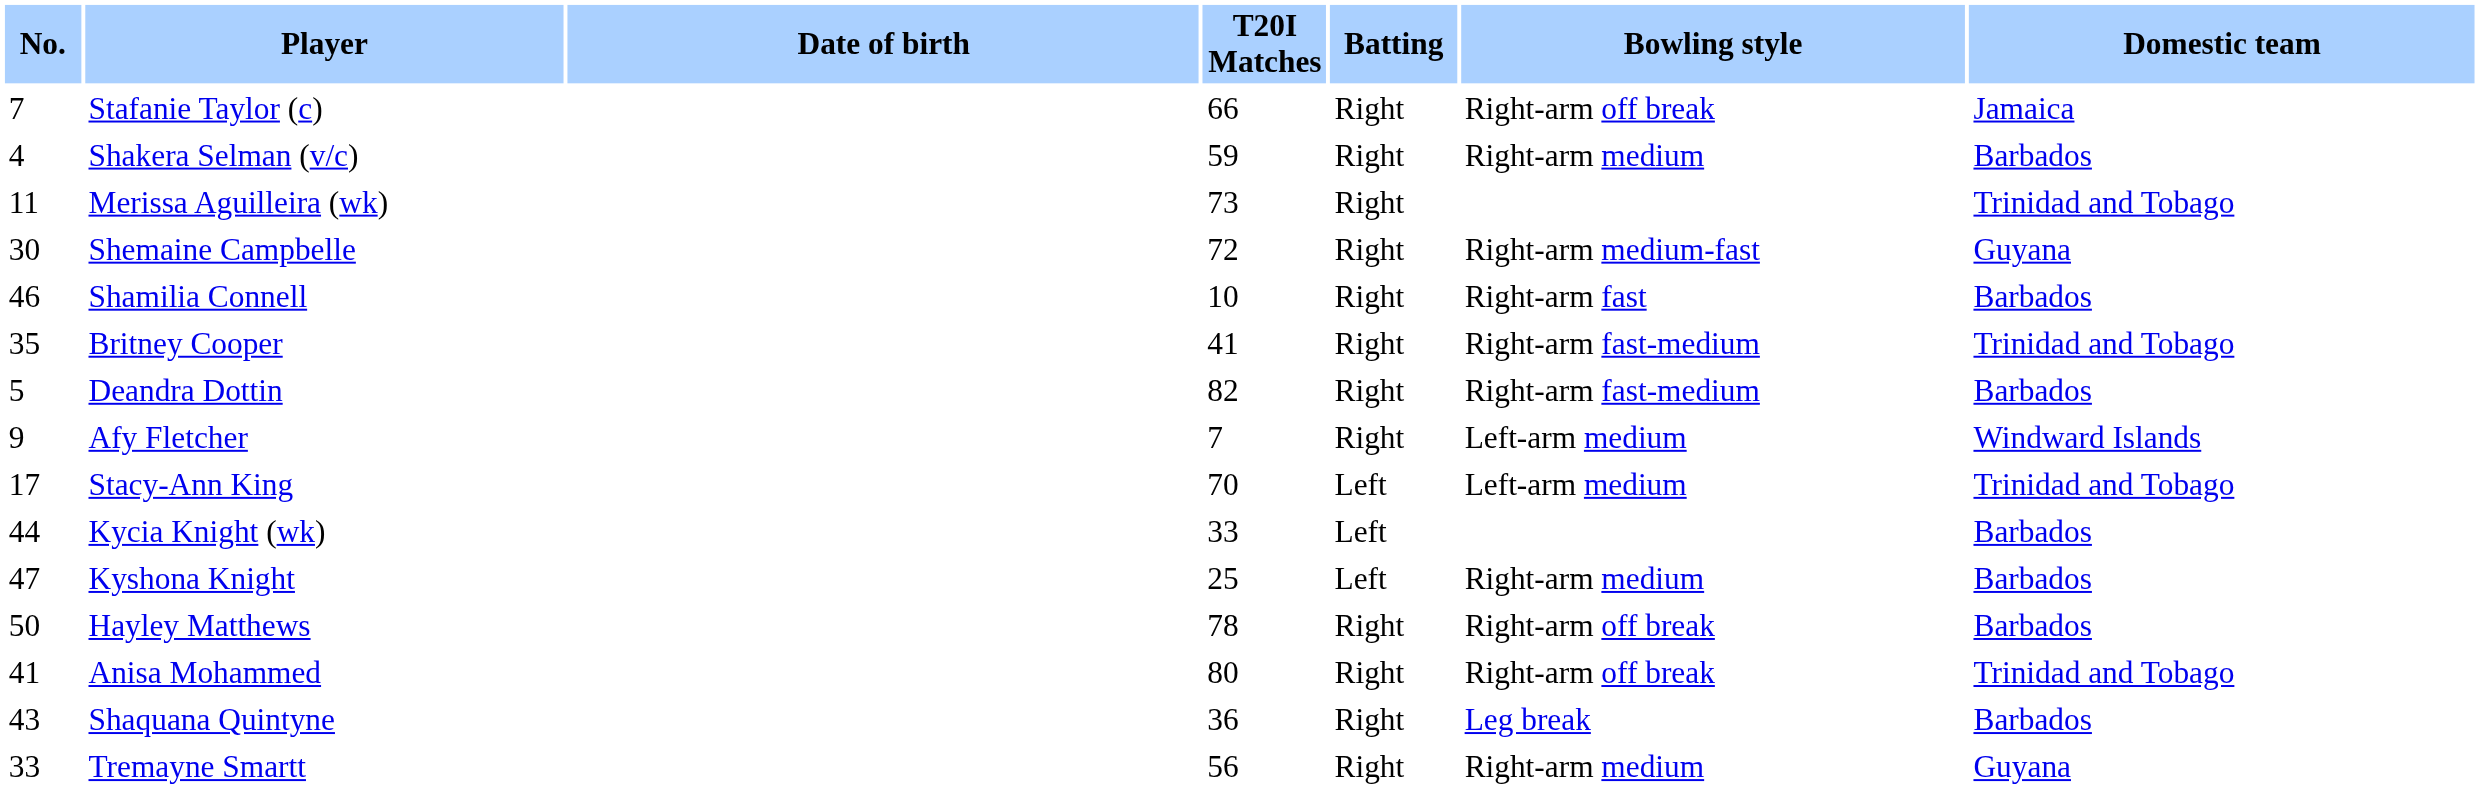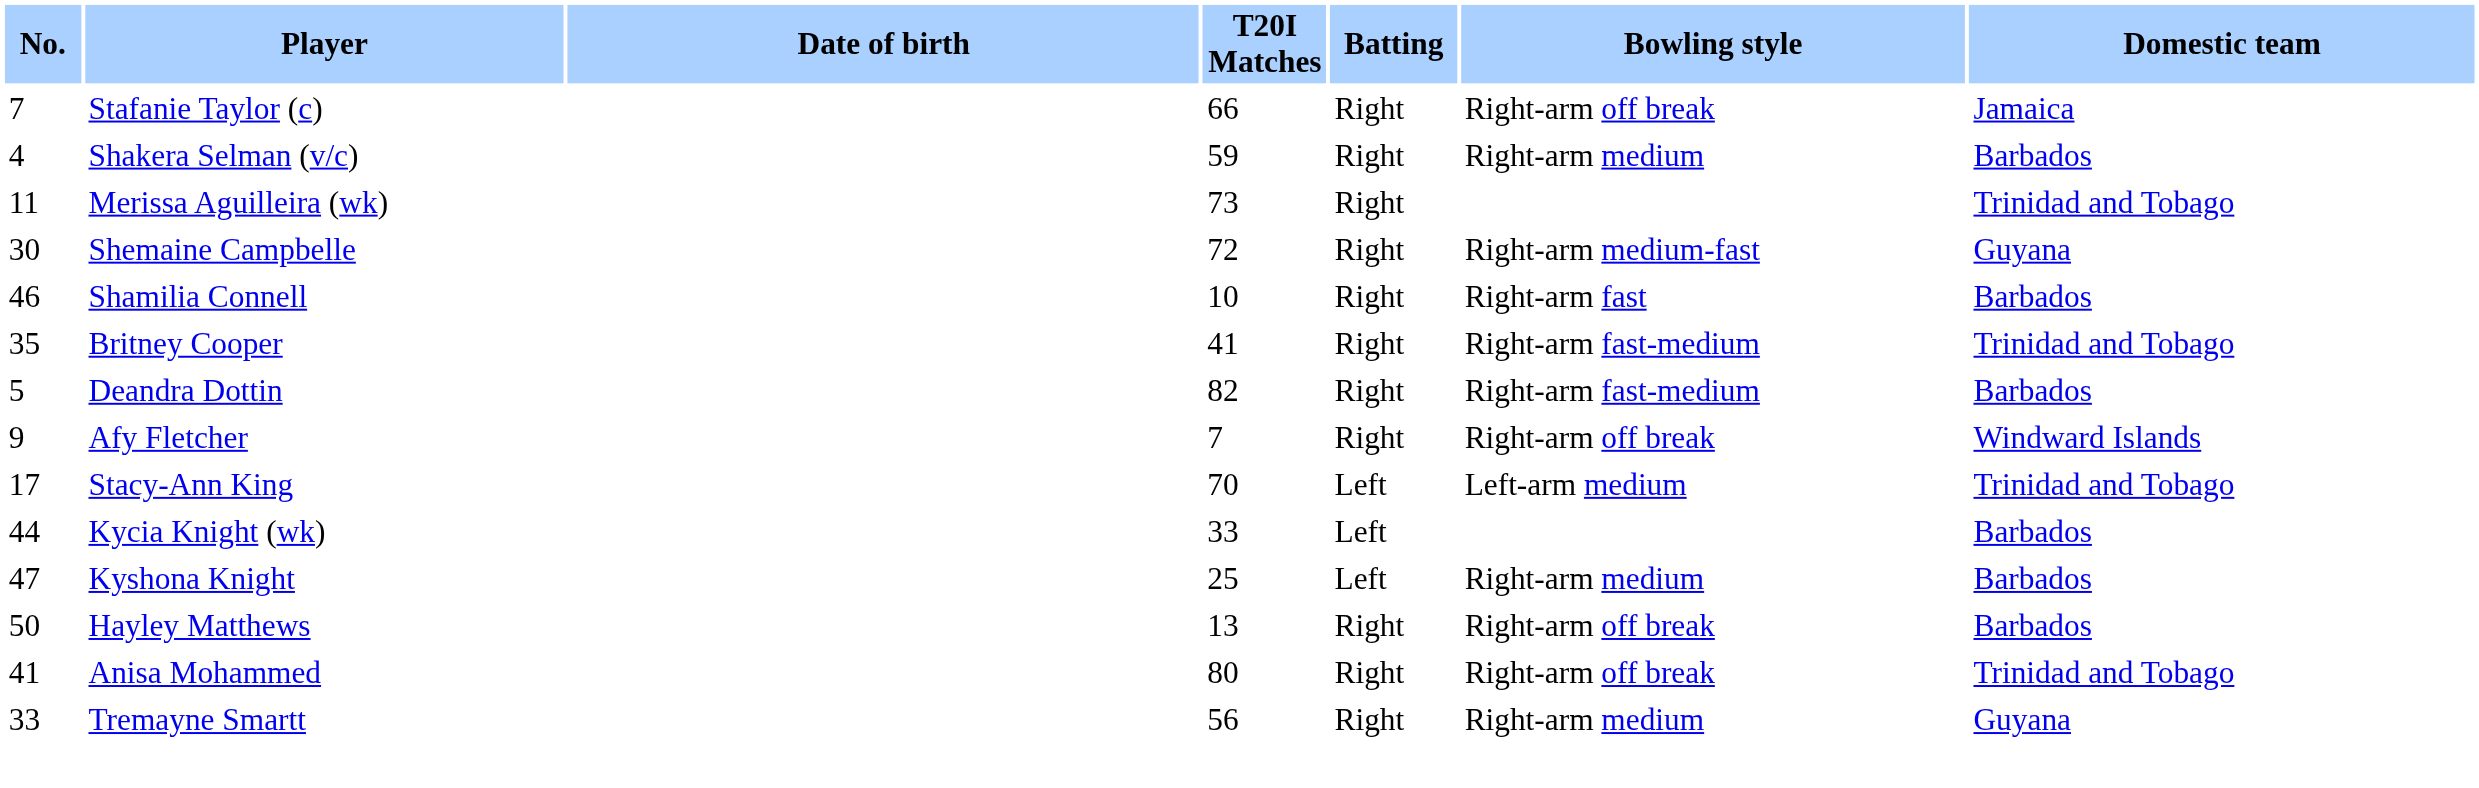(1576, 437) Left-arm medium -> (1590, 437) Right-arm off break
(1223, 625) 78 -> (1223, 625) 13
- row: (212, 719)
